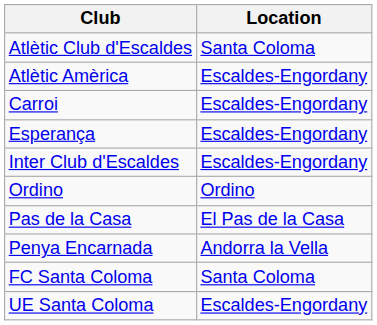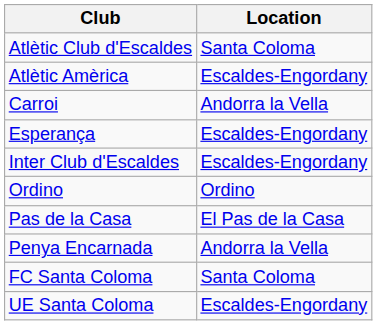(284, 104) Escaldes-Engordany -> (264, 104) Andorra la Vella
